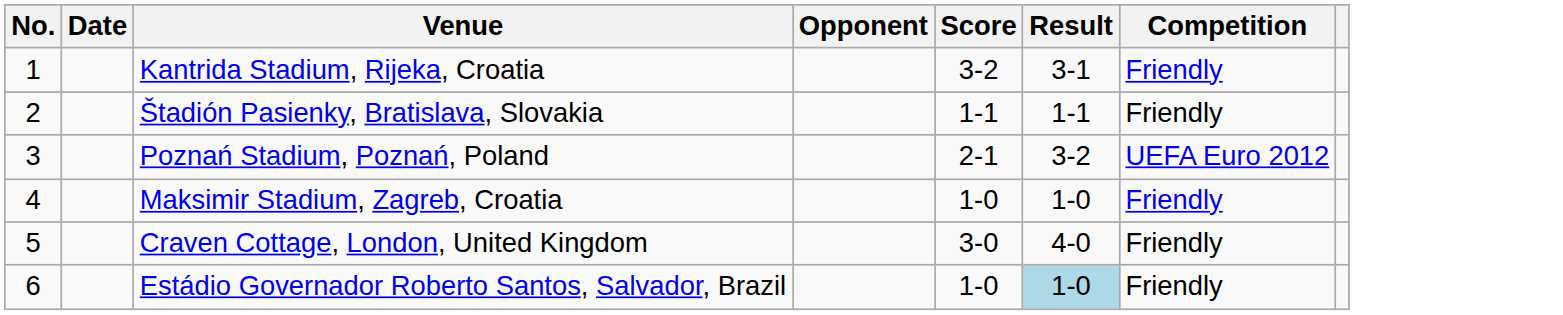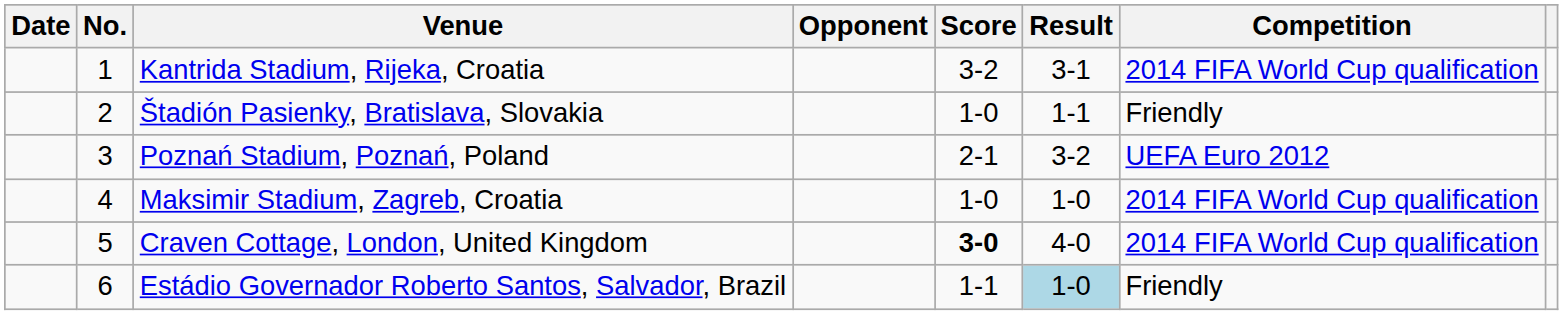columns swapped: (33, 26) <-> (98, 26)
(1174, 69) Friendly -> (1332, 69) 2014 FIFA World Cup qualification
(979, 112) 1-1 -> (979, 112) 1-0
(1174, 199) Friendly -> (1332, 199) 2014 FIFA World Cup qualification
(979, 243) normal -> (979, 243) bold
(1174, 243) Friendly -> (1332, 243) 2014 FIFA World Cup qualification
(979, 286) 1-0 -> (979, 286) 1-1
